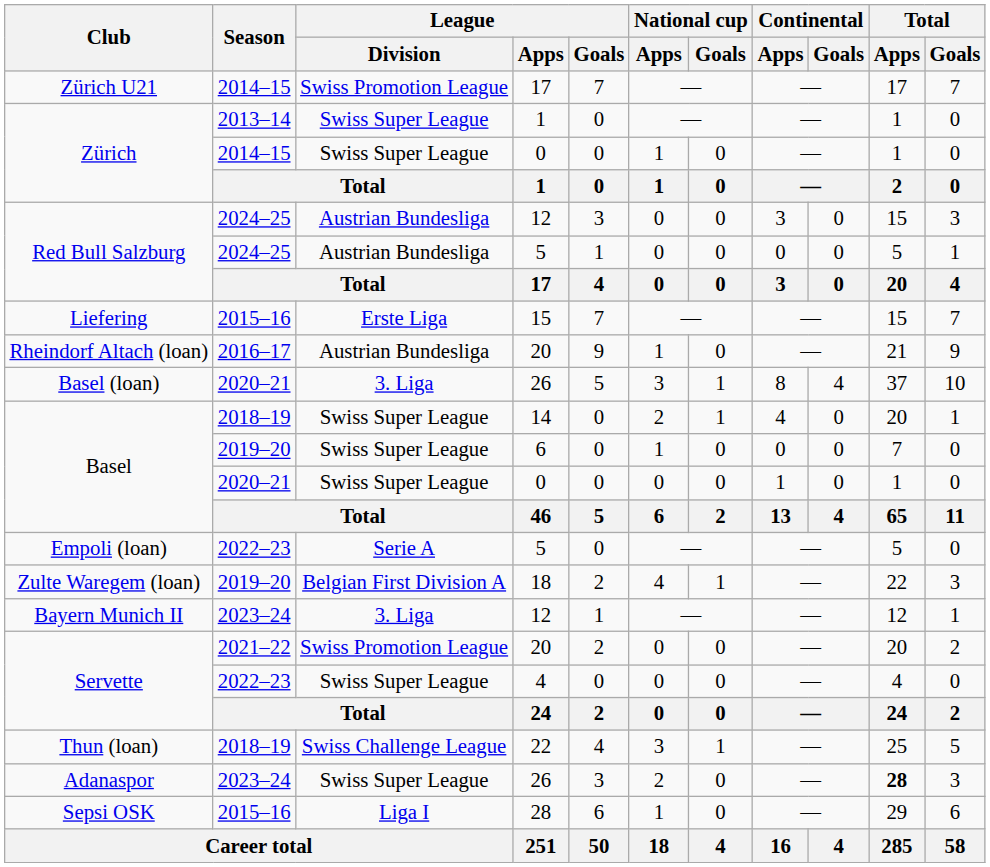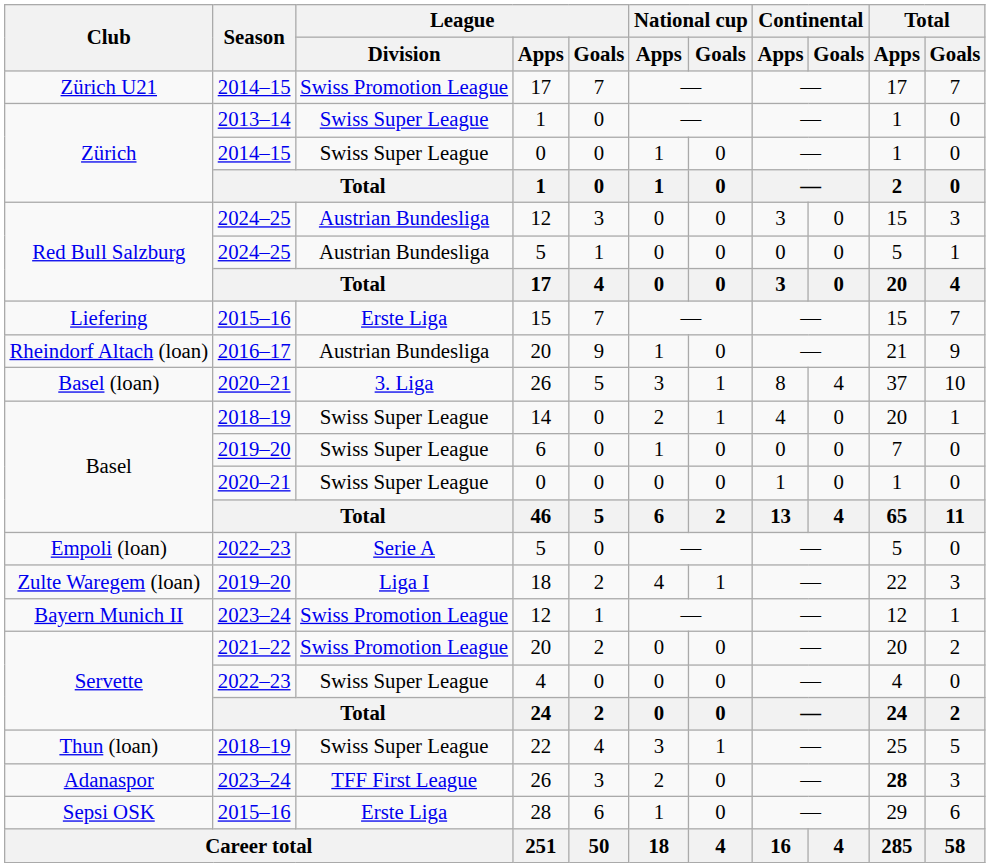(404, 581) Belgian First Division A -> (404, 581) Liga I
(404, 614) 3. Liga -> (404, 614) Swiss Promotion League
(404, 746) Swiss Challenge League -> (404, 746) Swiss Super League
(404, 779) Swiss Super League -> (404, 779) TFF First League
(404, 812) Liga I -> (404, 812) Erste Liga
